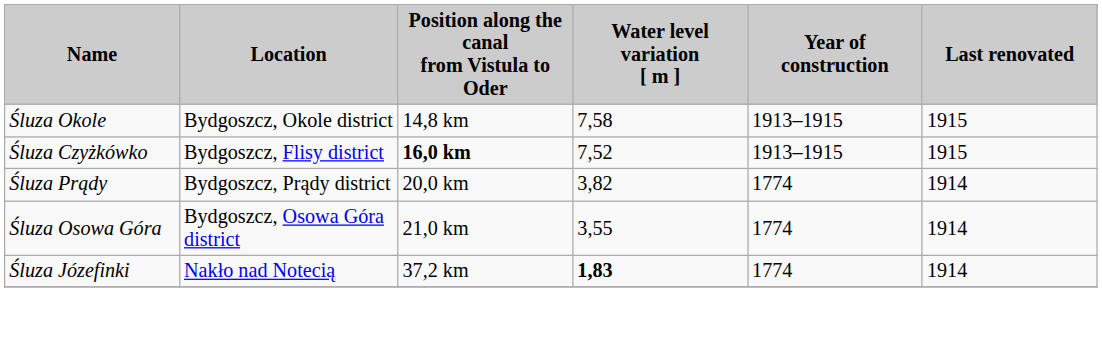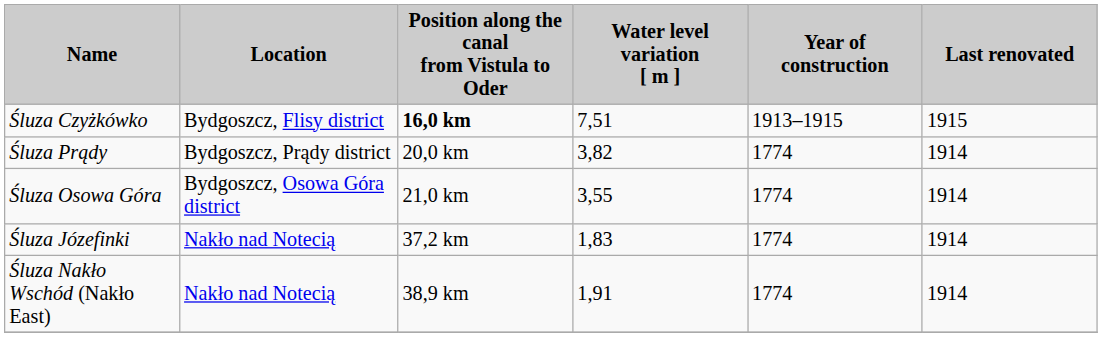- row: (58, 120)
(595, 152) 7,52 -> (595, 120) 7,51
(595, 271) bold -> (595, 239) normal
+ row: (72, 293)
